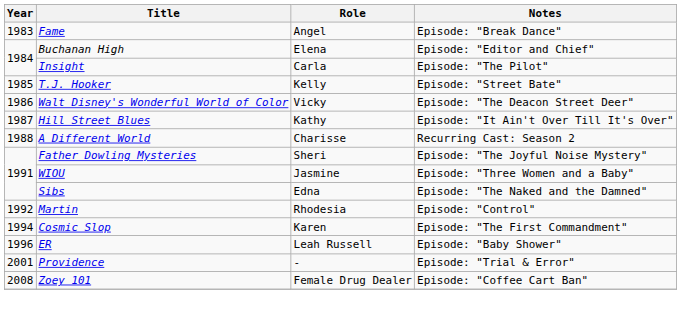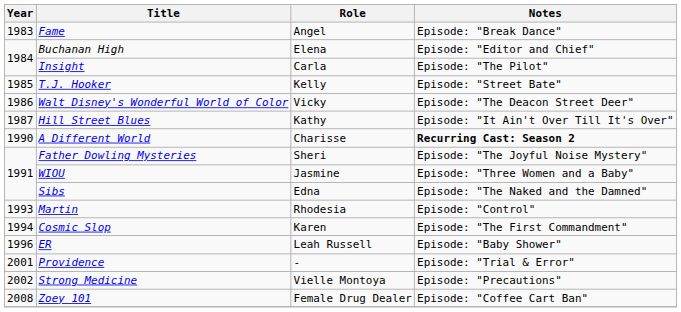(20, 138) 1988 -> (20, 138) 1990
(496, 138) normal -> (496, 138) bold
(20, 209) 1992 -> (20, 209) 1993
+ row: (88, 280)
